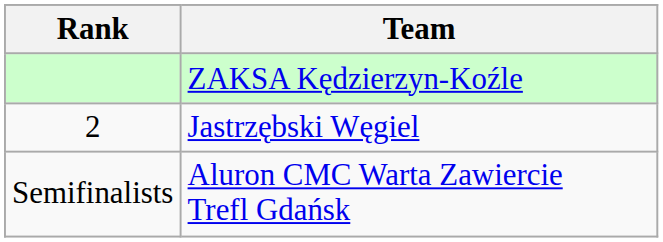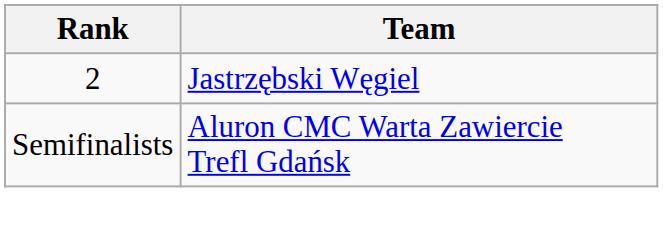- row: (355, 77)
